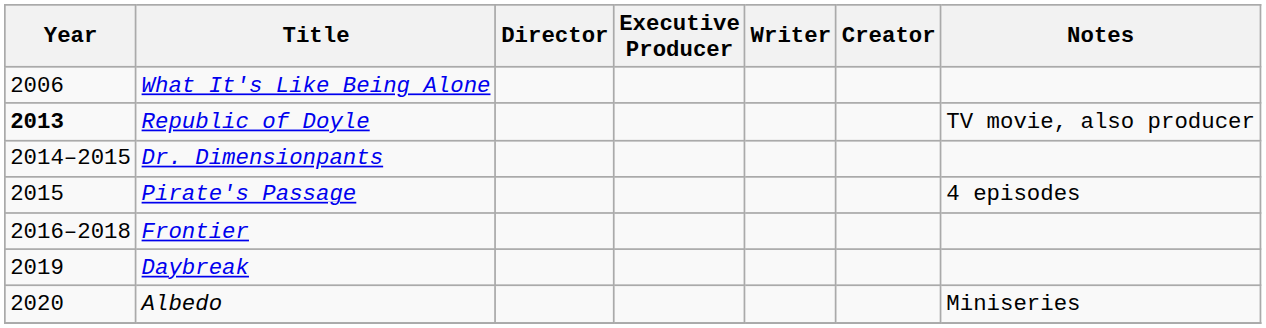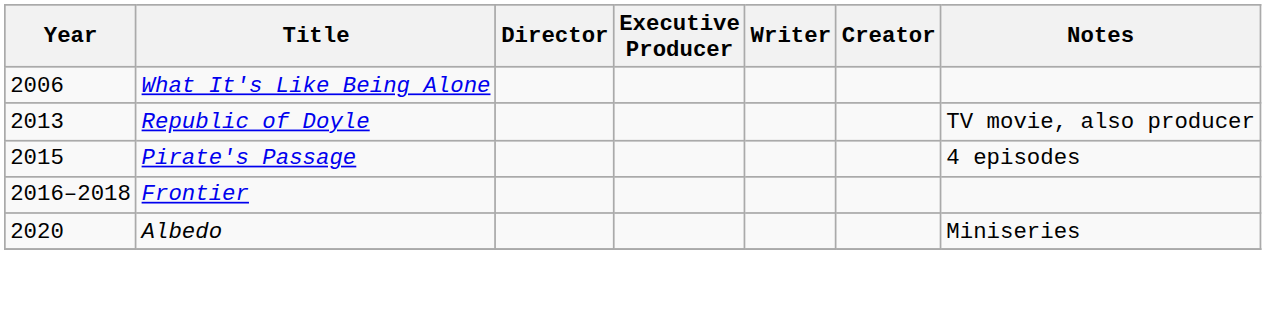(37, 122) bold -> (37, 122) normal
- row: (262, 158)
- row: (195, 268)
